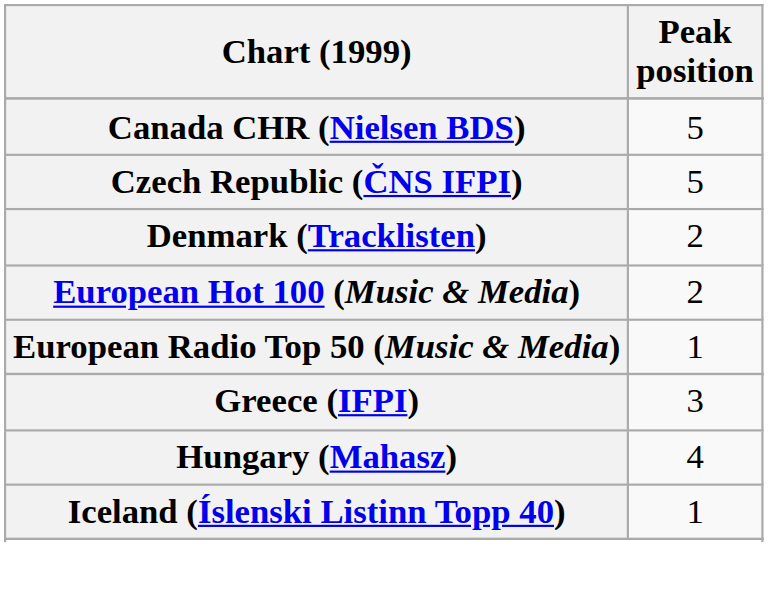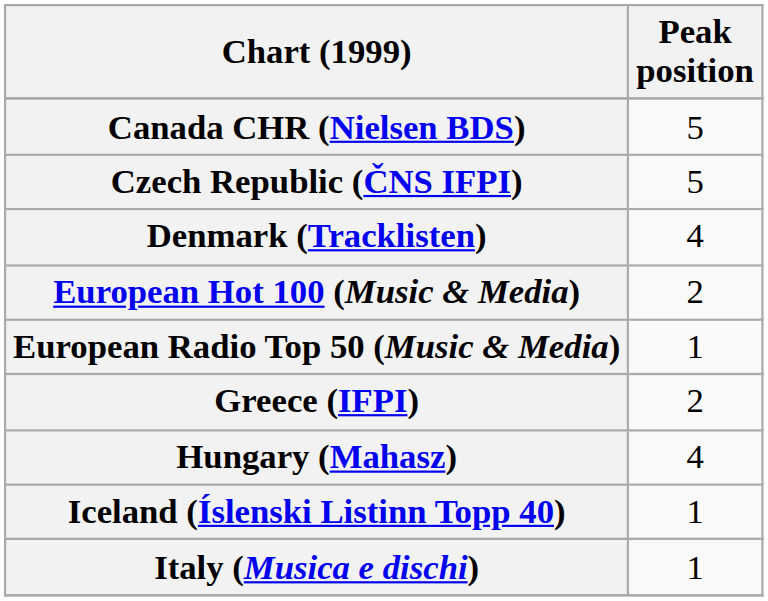(695, 236) 2 -> (695, 236) 4
(695, 401) 3 -> (695, 401) 2
+ row: (317, 566)
